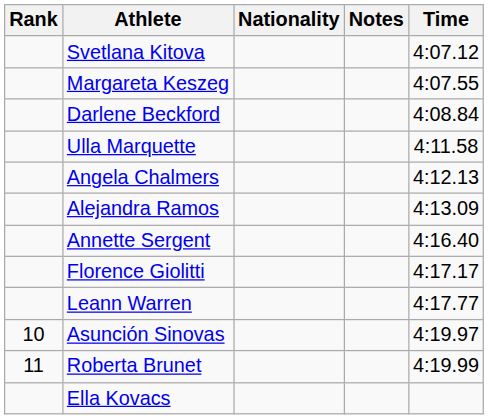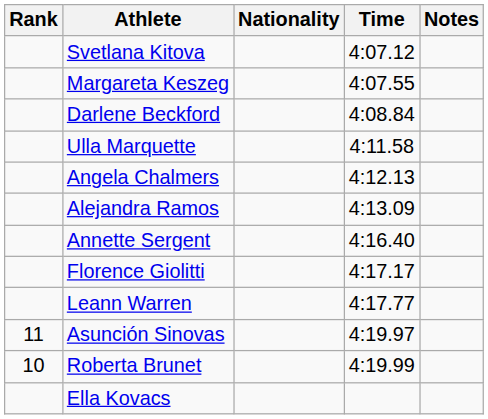columns swapped: (446, 20) <-> (376, 20)
(33, 334) 10 -> (33, 334) 11
(33, 366) 11 -> (33, 366) 10
